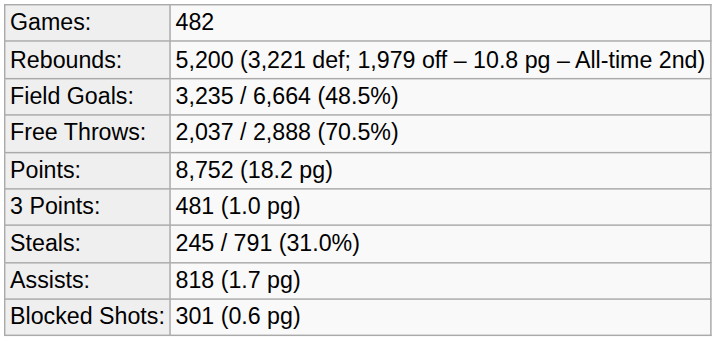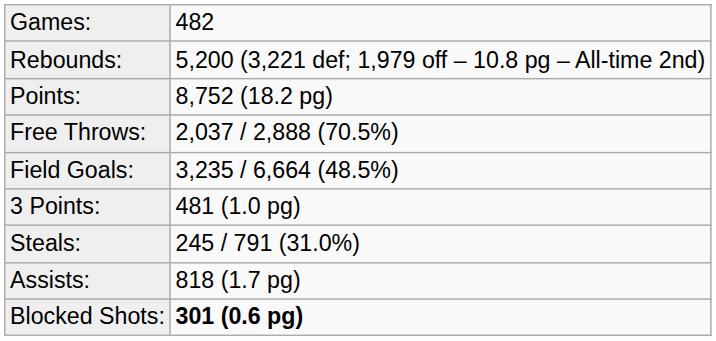rows swapped: (46, 170) <-> (72, 96)
(238, 317) normal -> (239, 317) bold
